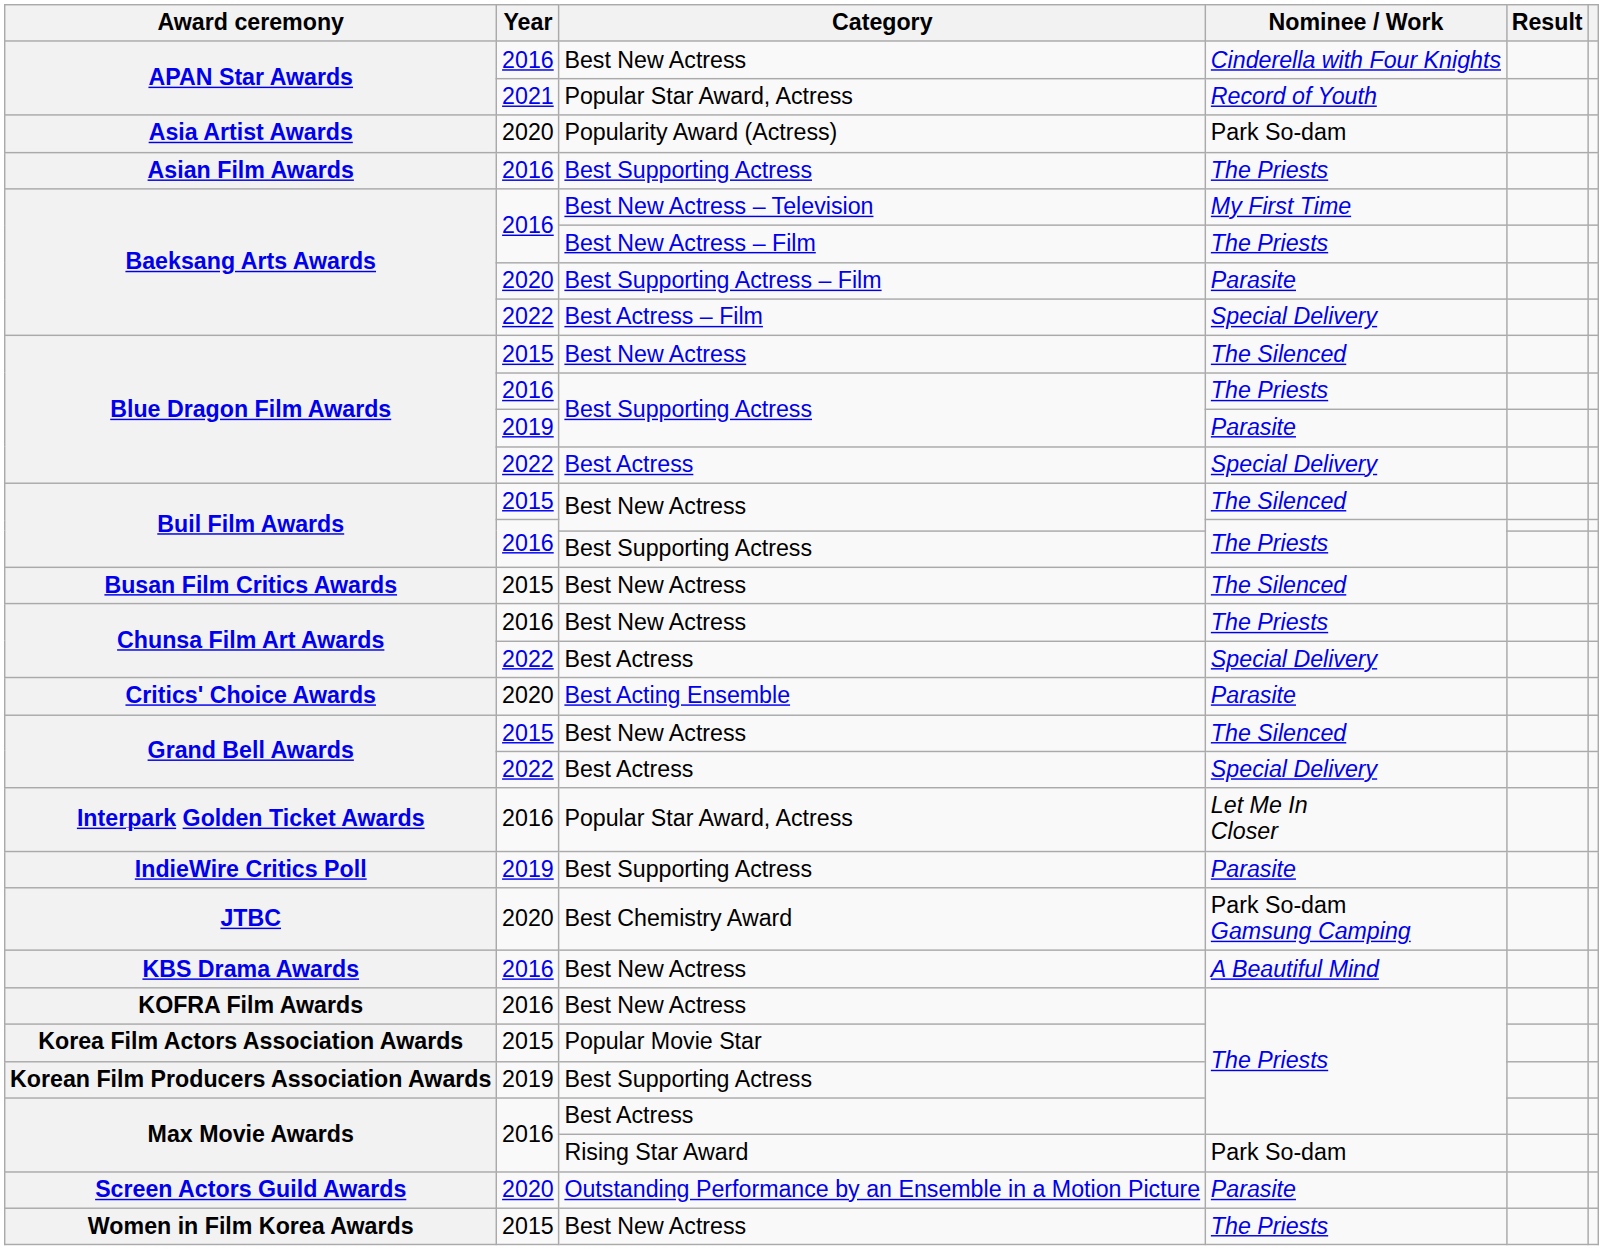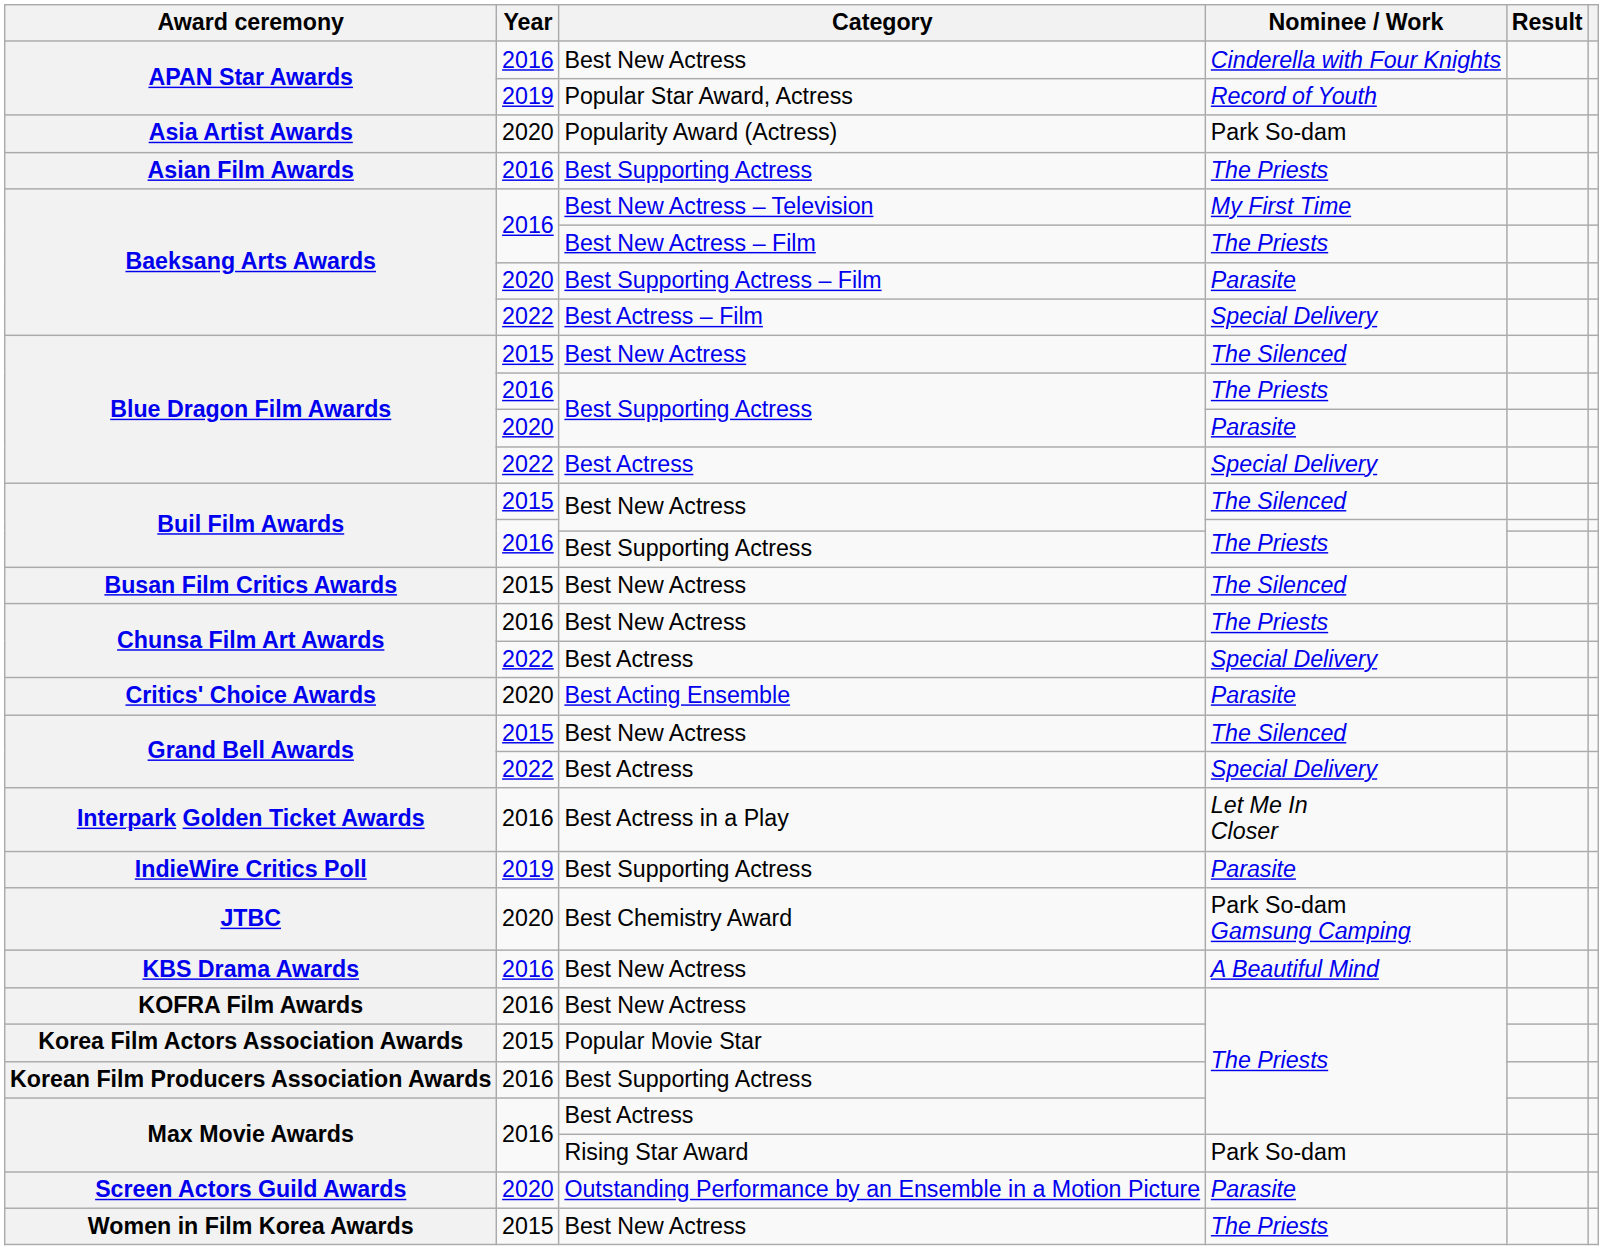(528, 96) 2021 -> (528, 96) 2019
(528, 427) 2019 -> (528, 427) 2020
(709, 819) Popular Star Award, Actress -> (677, 819) Best Actress in a Play
(528, 1079) 2019 -> (528, 1079) 2016
